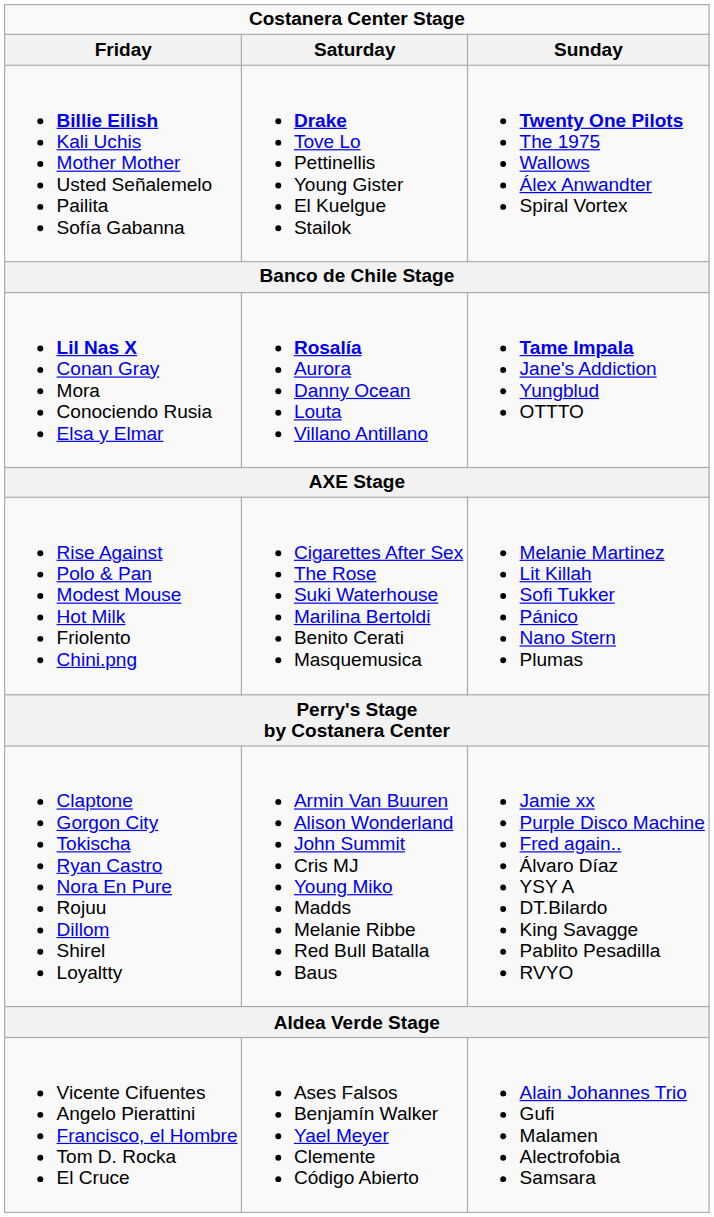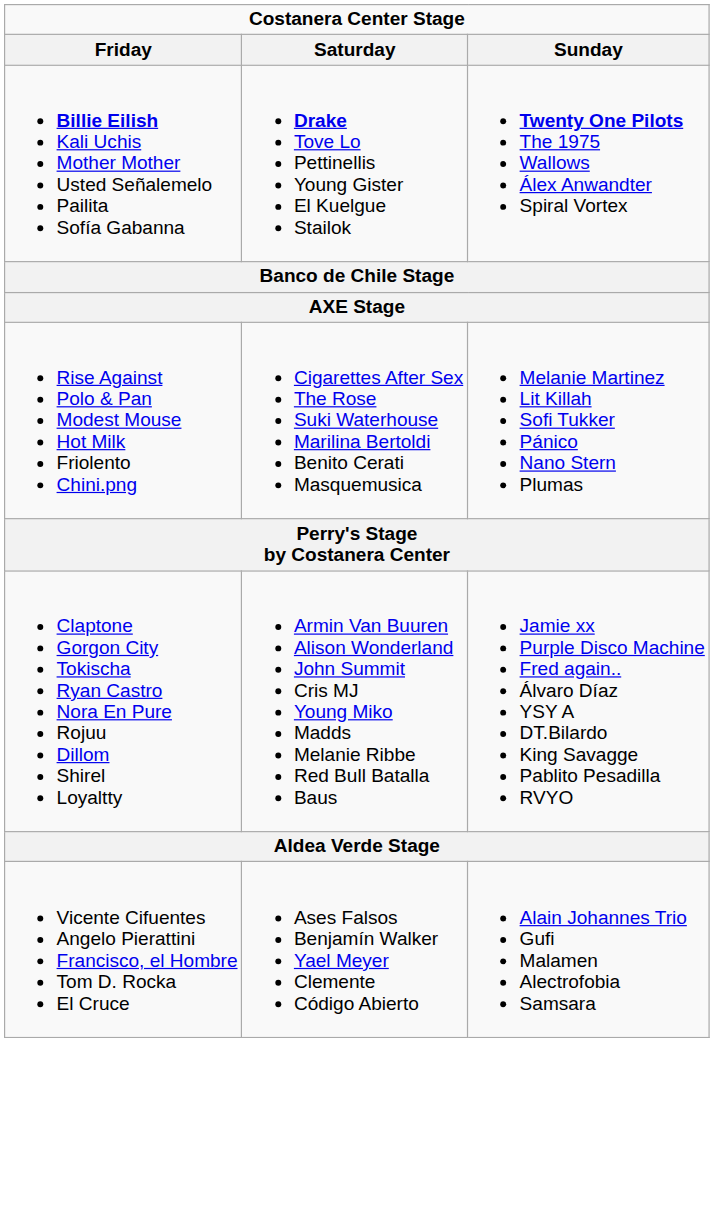- row: (123, 390)
